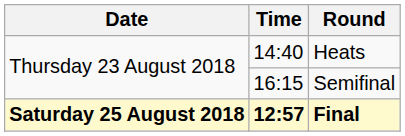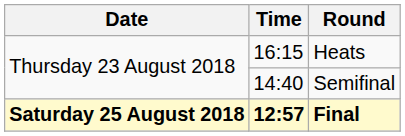(278, 51) 14:40 -> (278, 51) 16:15
(278, 83) 16:15 -> (278, 83) 14:40
